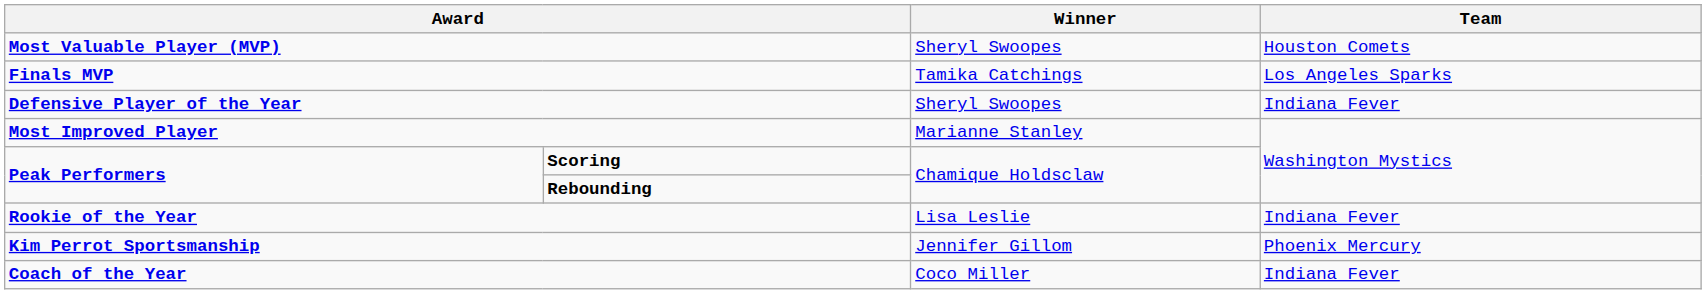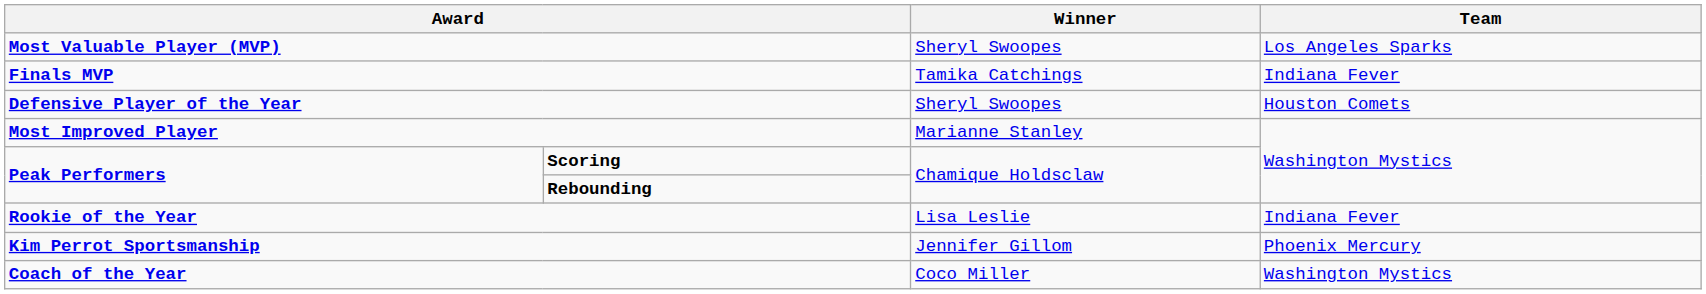(1337, 47) Houston Comets -> (1358, 47) Los Angeles Sparks
(1358, 76) Los Angeles Sparks -> (1332, 76) Indiana Fever
(1332, 104) Indiana Fever -> (1337, 104) Houston Comets
(1332, 274) Indiana Fever -> (1358, 274) Washington Mystics
